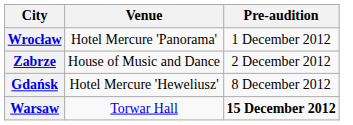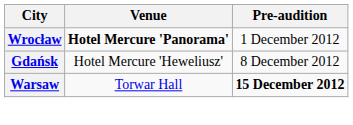(144, 39) normal -> (148, 39) bold
- row: (35, 62)
